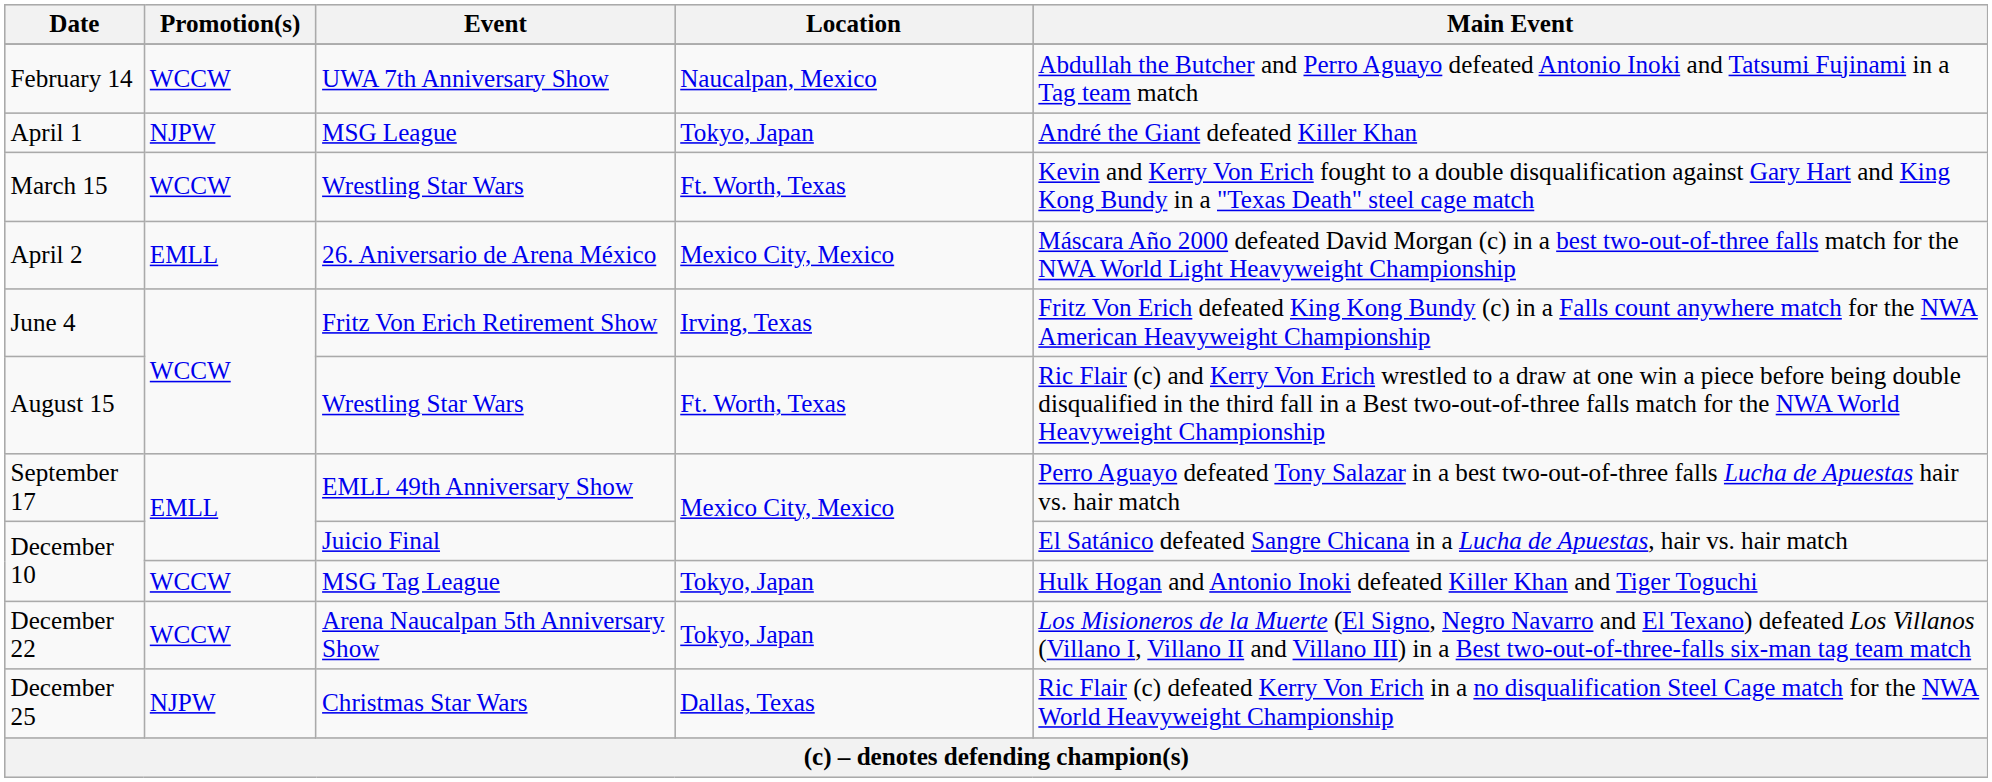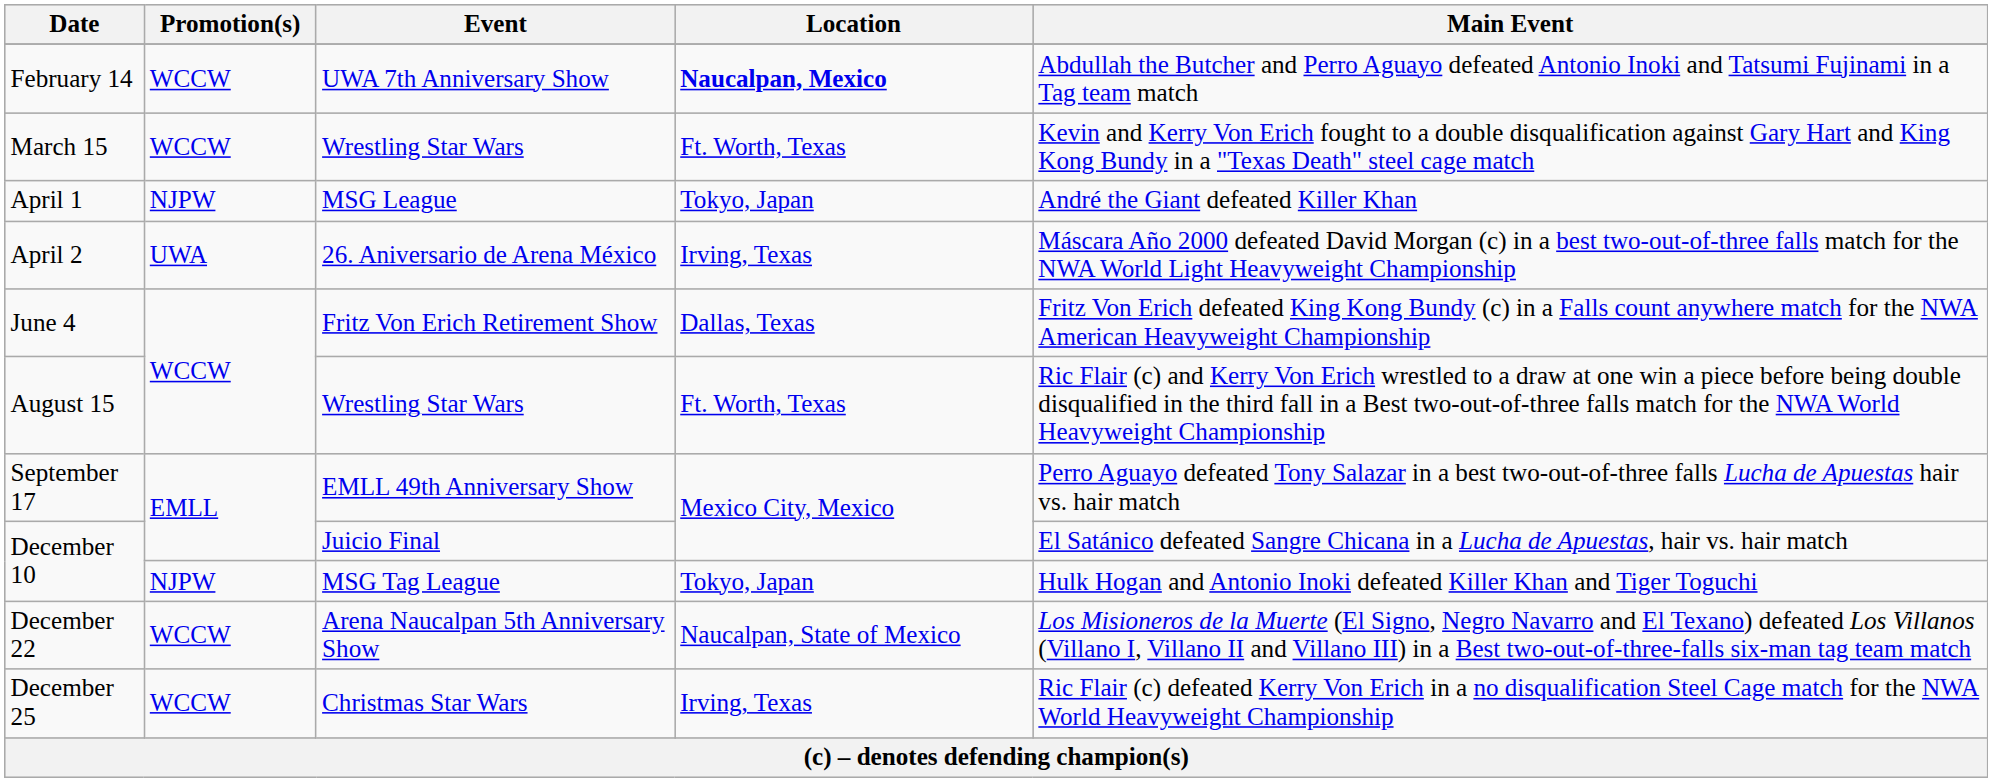(779, 78) normal -> (783, 78) bold
rows swapped: (59, 186) <-> (47, 132)
(184, 254) EMLL -> (178, 254) UWA
(787, 254) Mexico City, Mexico -> (746, 254) Irving, Texas
(746, 322) Irving, Texas -> (747, 322) Dallas, Texas
(190, 580) WCCW -> (183, 580) NJPW
(747, 634) Tokyo, Japan -> (820, 634) Naucalpan, State of Mexico
(183, 702) NJPW -> (190, 702) WCCW
(747, 702) Dallas, Texas -> (746, 702) Irving, Texas
